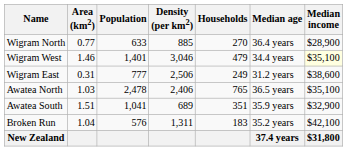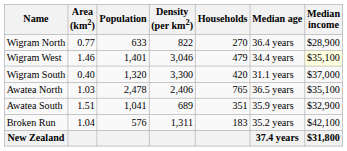(185, 42) 885 -> (185, 42) 822
+ row: (36, 74)
- row: (33, 74)
